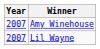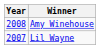(16, 24) 2007 -> (16, 24) 2008
